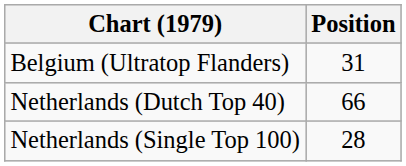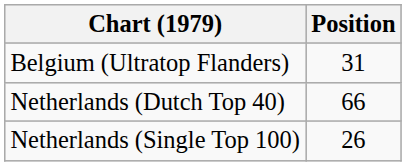(353, 140) 28 -> (353, 140) 26
